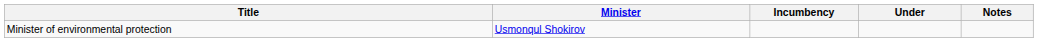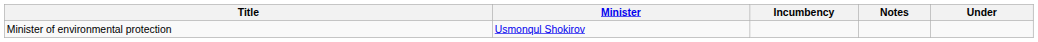columns swapped: (910, 12) <-> (997, 12)
